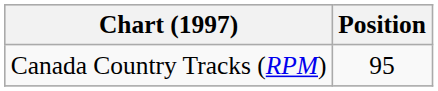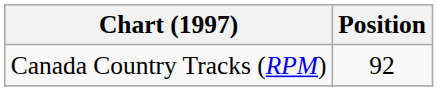(382, 65) 95 -> (382, 65) 92
